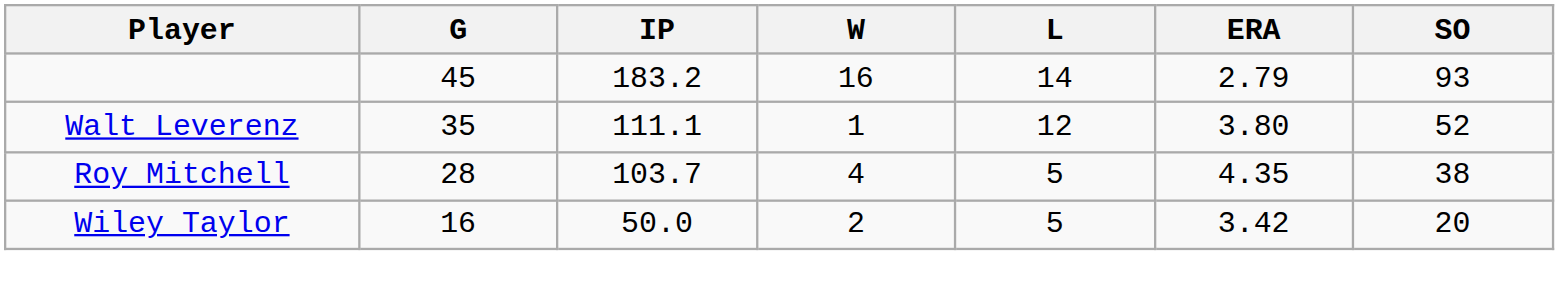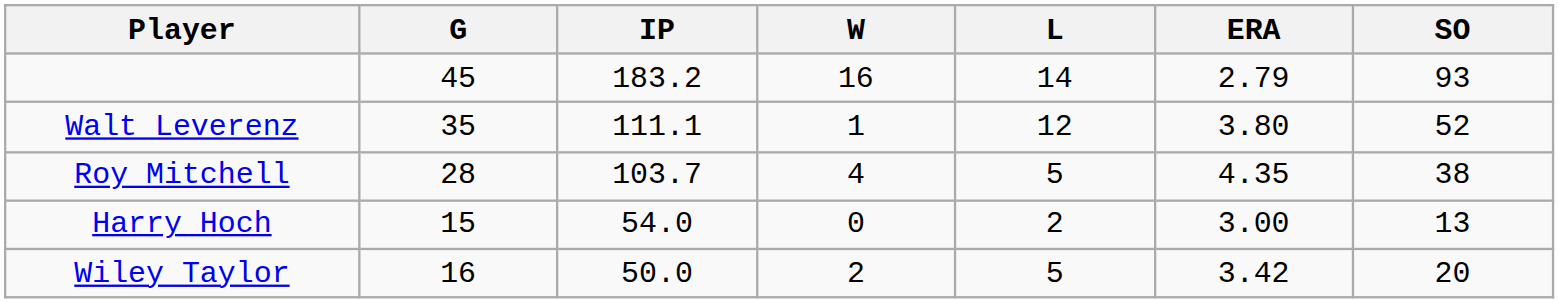+ row: (182, 224)
